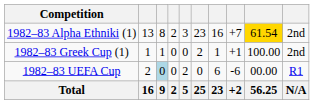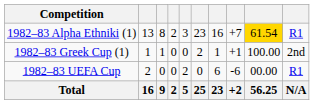(296, 33) 2nd -> (296, 33) R1
(162, 71) lightblue background -> (162, 71) no background
